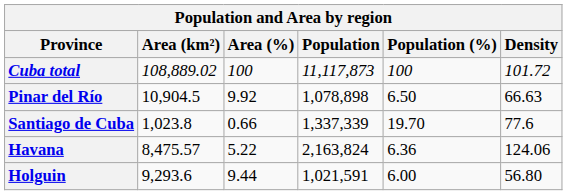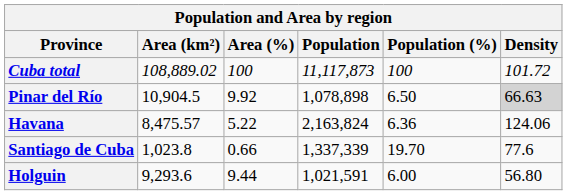(523, 96) no background -> (523, 96) lightgrey background
rows swapped: (36, 149) <-> (71, 123)
